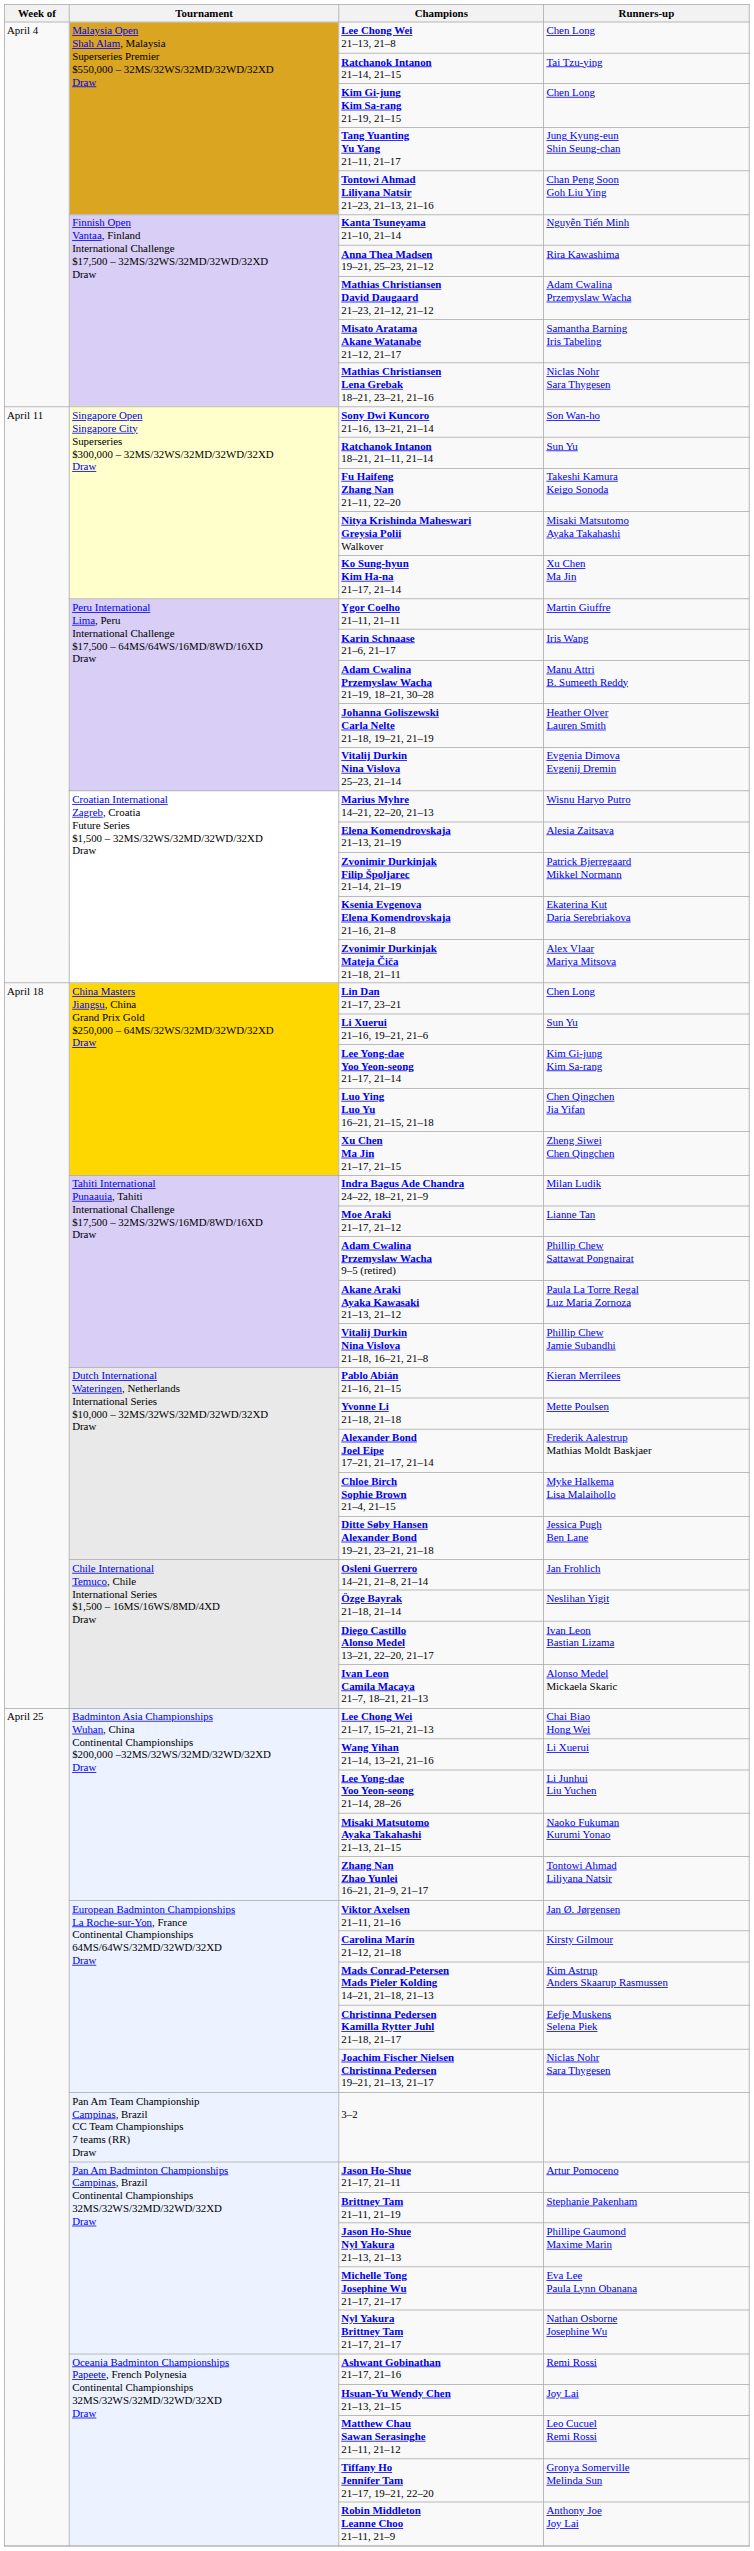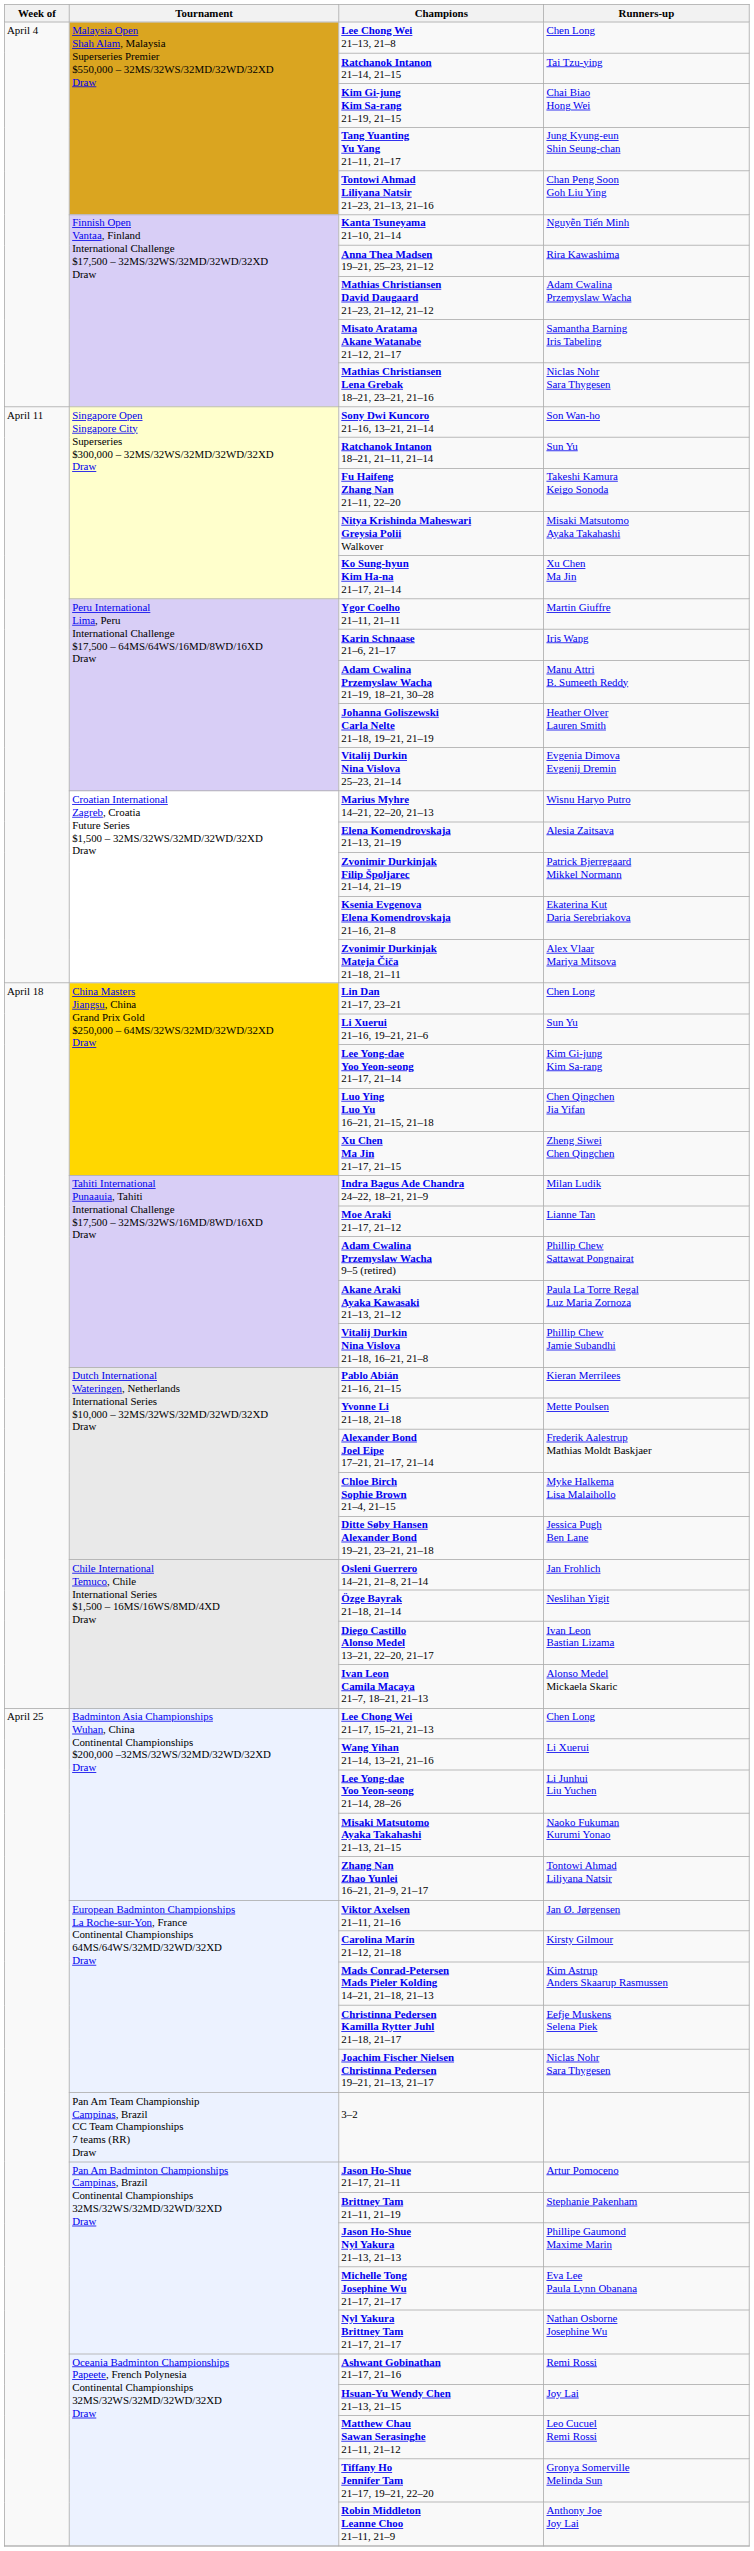(571, 92) Chen Long -> (568, 98) Chai Biao Hong Wei
(568, 1723) Chai Biao Hong Wei -> (571, 1716) Chen Long
